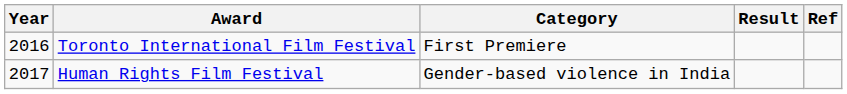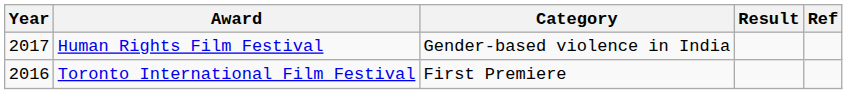rows swapped: (237, 46) <-> (191, 74)
